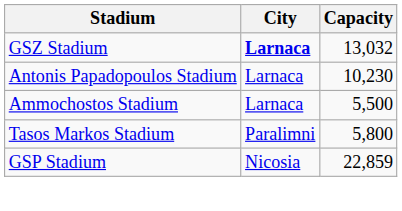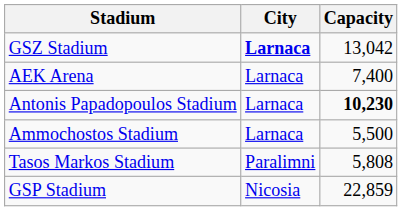(368, 47) 13,032 -> (368, 47) 13,042
+ row: (51, 76)
(368, 76) normal -> (368, 104) bold
(373, 133) 5,800 -> (373, 162) 5,808
